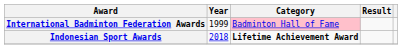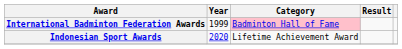(219, 37) 2018 -> (219, 37) 2020
(295, 37) bold -> (295, 37) normal
